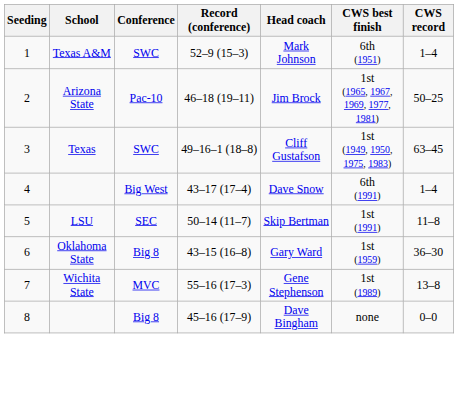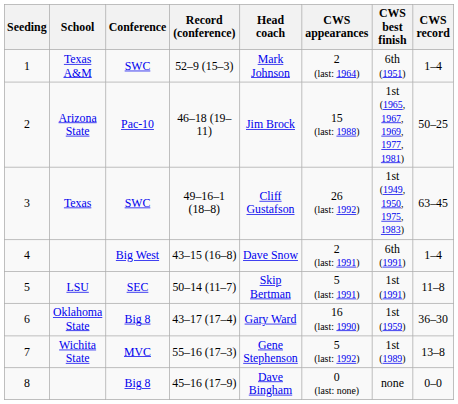+ column: (337, 27)
(219, 188) 43–17 (17–4) -> (204, 255) 43–15 (16–8)
(219, 253) 43–15 (16–8) -> (204, 319) 43–17 (17–4)
